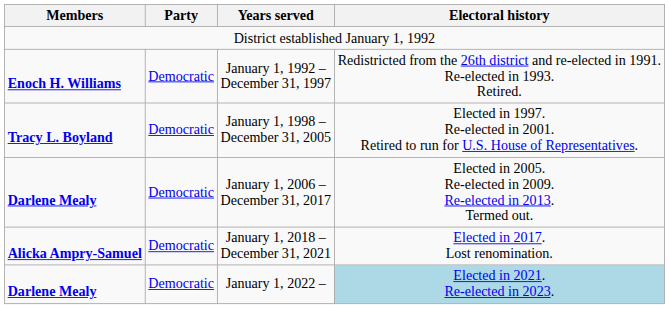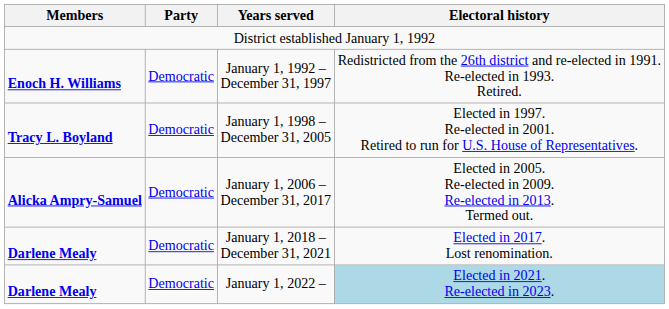(52, 200) Darlene Mealy -> (75, 200) Alicka Ampry-Samuel
(75, 254) Alicka Ampry-Samuel -> (52, 254) Darlene Mealy
